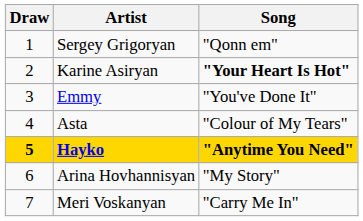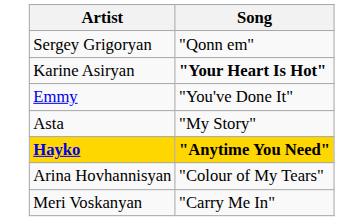- column: (29, 17)
(275, 123) "Colour of My Tears" -> (218, 123) "My Story"
(241, 176) "My Story" -> (251, 176) "Colour of My Tears"
